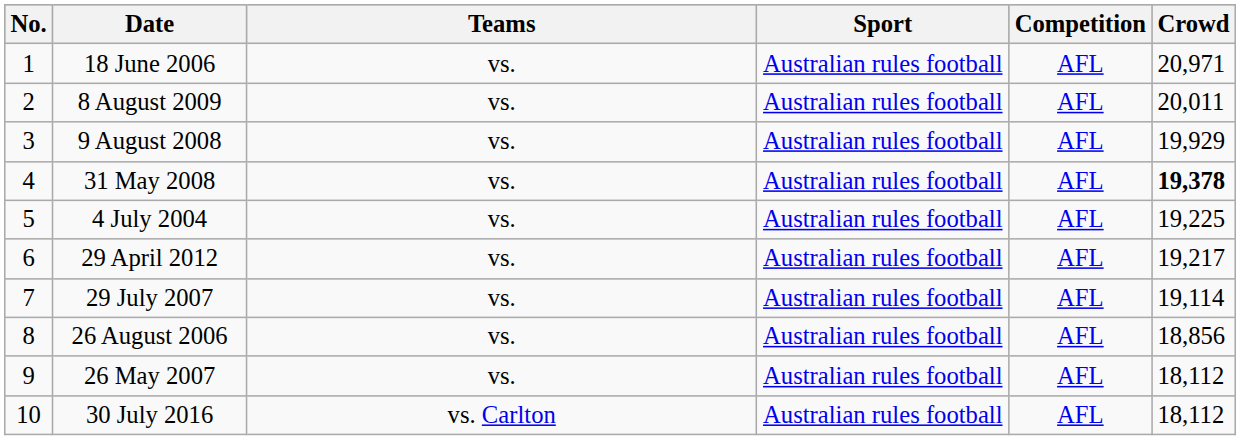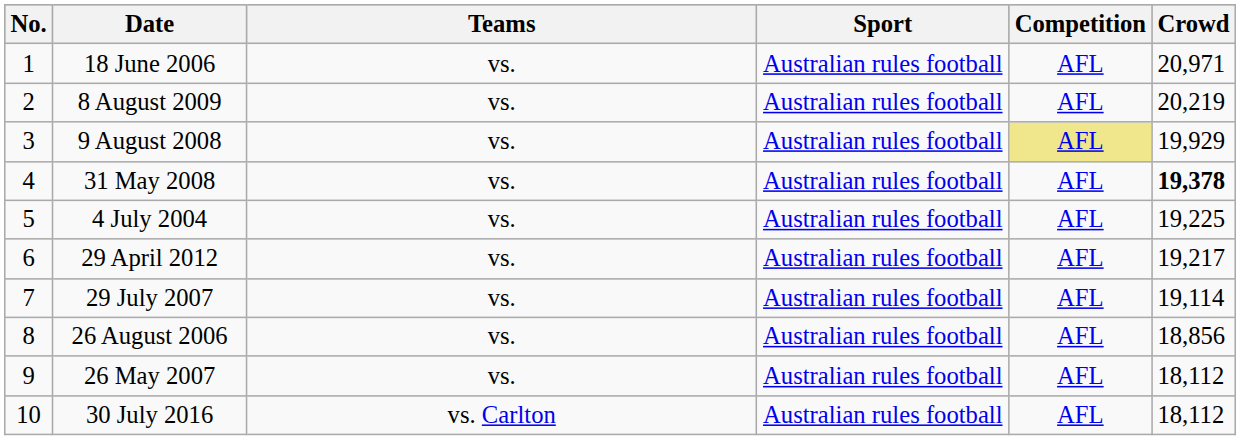(1191, 102) 20,011 -> (1191, 102) 20,219
(1080, 141) no background -> (1080, 141) khaki background
